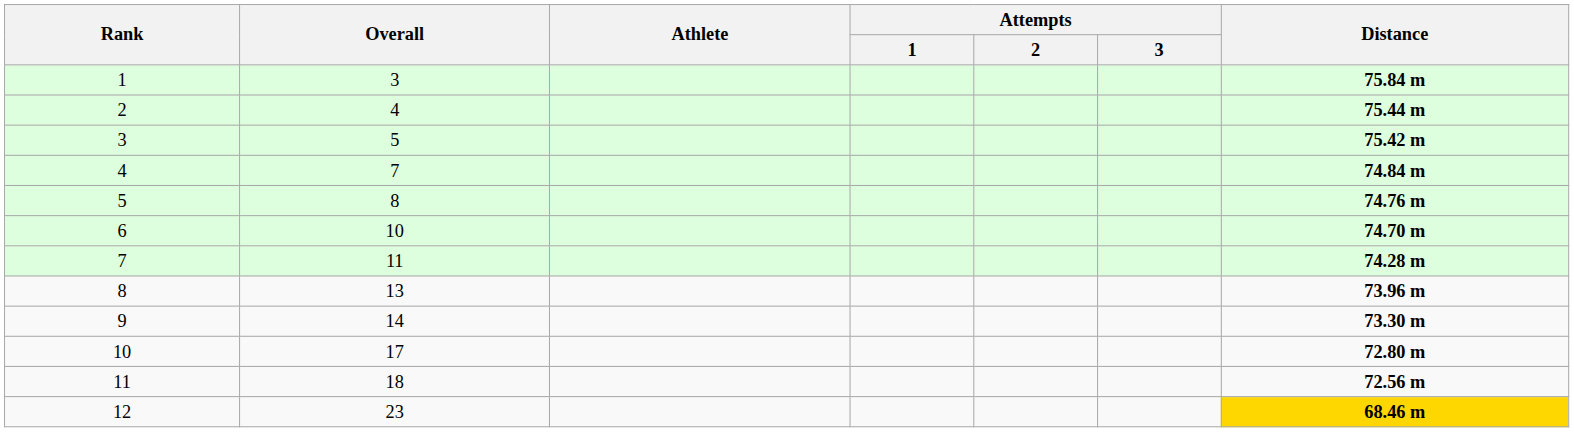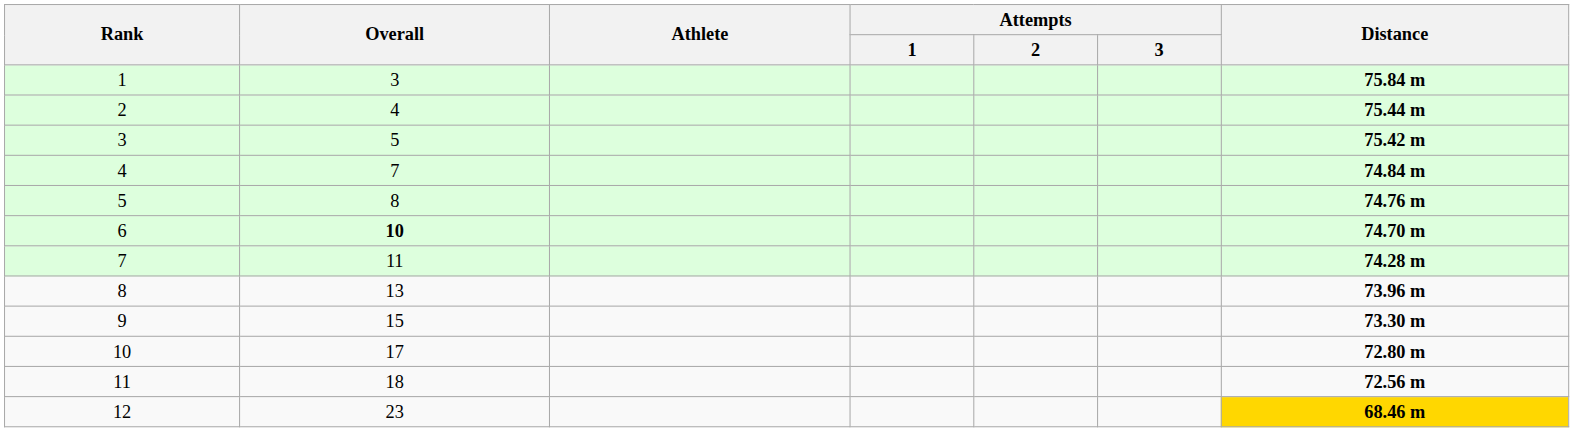(395, 230) normal -> (395, 230) bold
(395, 321) 14 -> (395, 321) 15
